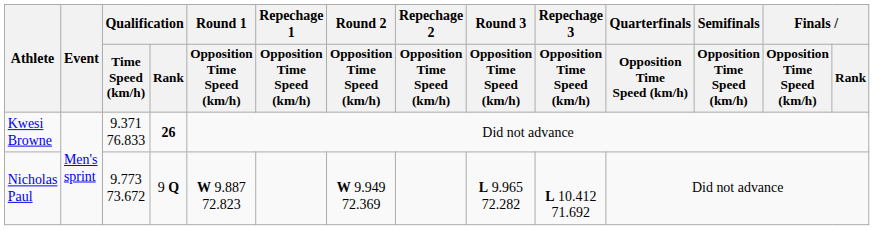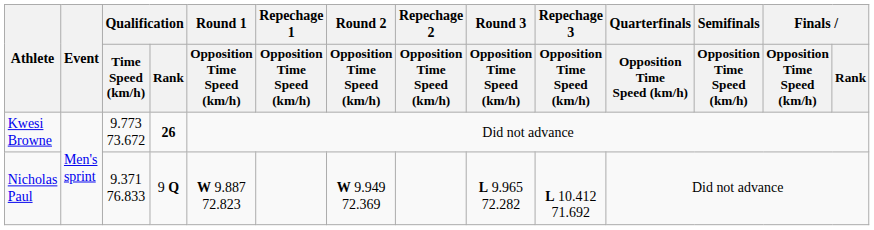(126, 132) 9.371 76.833 -> (126, 132) 9.773 73.672
(126, 188) 9.773 73.672 -> (126, 188) 9.371 76.833
